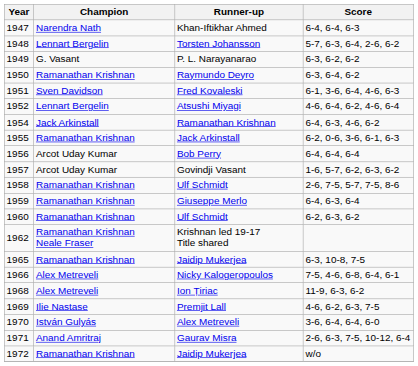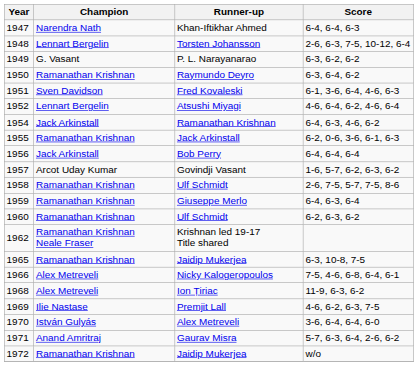(352, 43) 5-7, 6-3, 6-4, 2-6, 6-2 -> (358, 43) 2-6, 6-3, 7-5, 10-12, 6-4
(76, 153) Arcot Uday Kumar -> (67, 153) Jack Arkinstall
(358, 338) 2-6, 6-3, 7-5, 10-12, 6-4 -> (352, 338) 5-7, 6-3, 6-4, 2-6, 6-2
